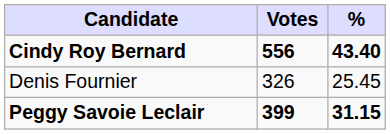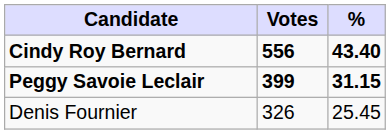rows swapped: (107, 112) <-> (73, 81)
